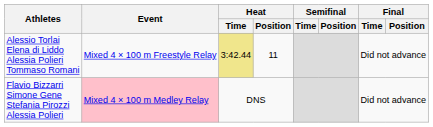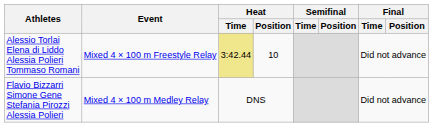(273, 56) 11 -> (273, 56) 10
(146, 100) pink background -> (146, 100) no background
